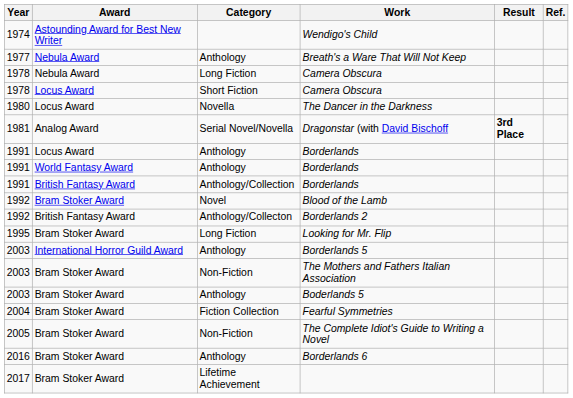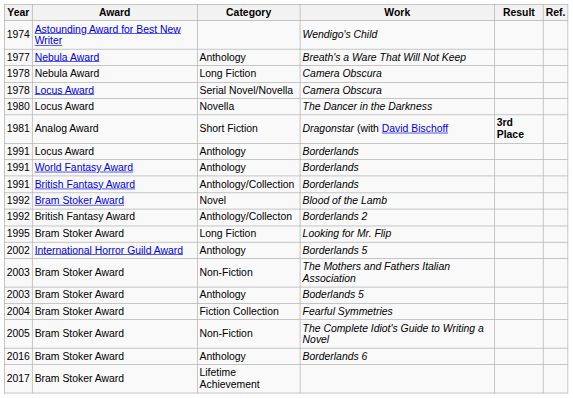(229, 90) Short Fiction -> (246, 90) Serial Novel/Novella
(246, 129) Serial Novel/Novella -> (229, 129) Short Fiction
(18, 250) 2003 -> (18, 250) 2002
